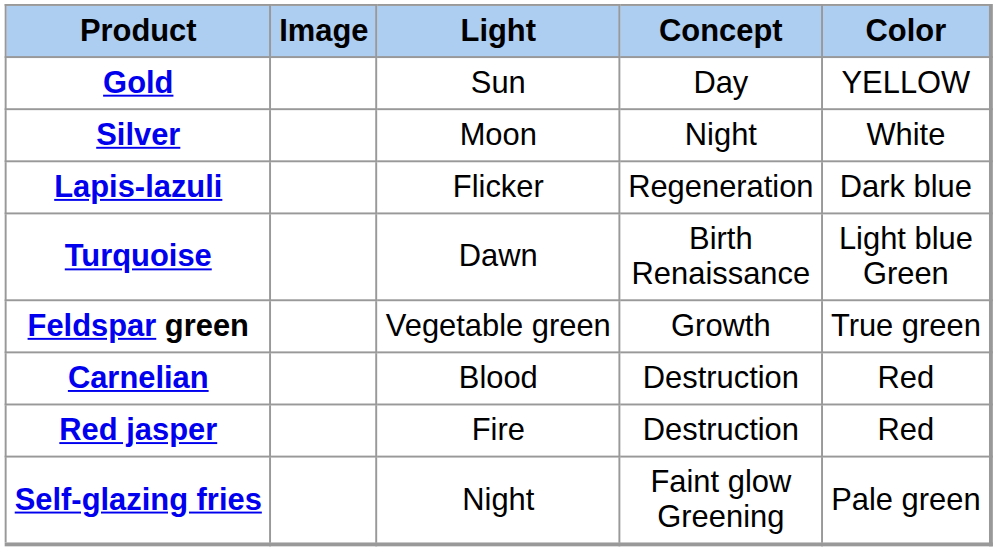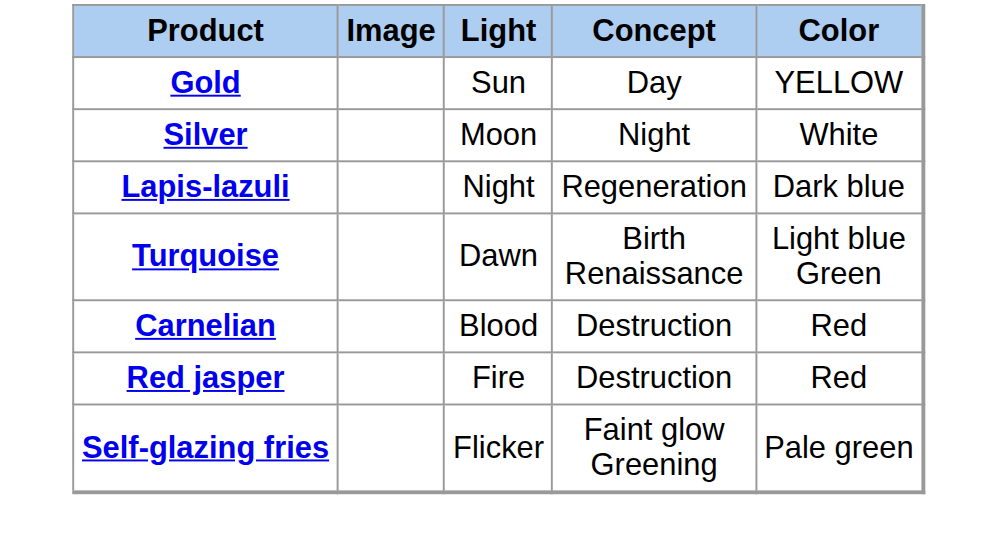(498, 186) Flicker -> (499, 186) Night
- row: (138, 325)
(498, 499) Night -> (499, 447) Flicker
